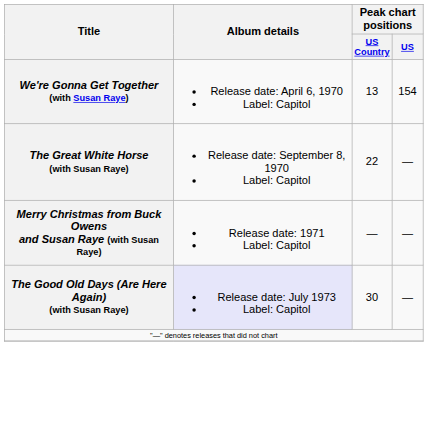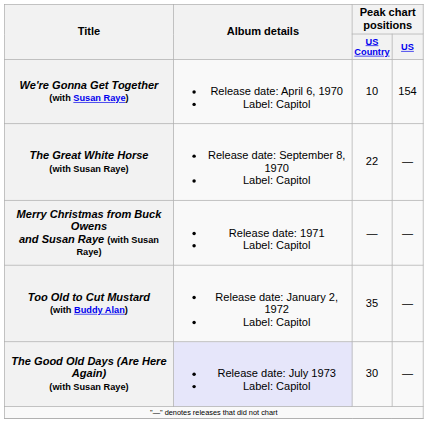(372, 91) 13 -> (372, 91) 10
+ row: (89, 303)
